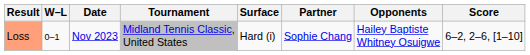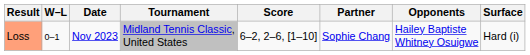columns swapped: (259, 13) <-> (484, 13)
